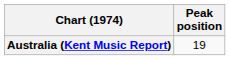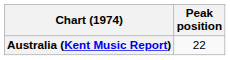(199, 45) 19 -> (199, 45) 22
